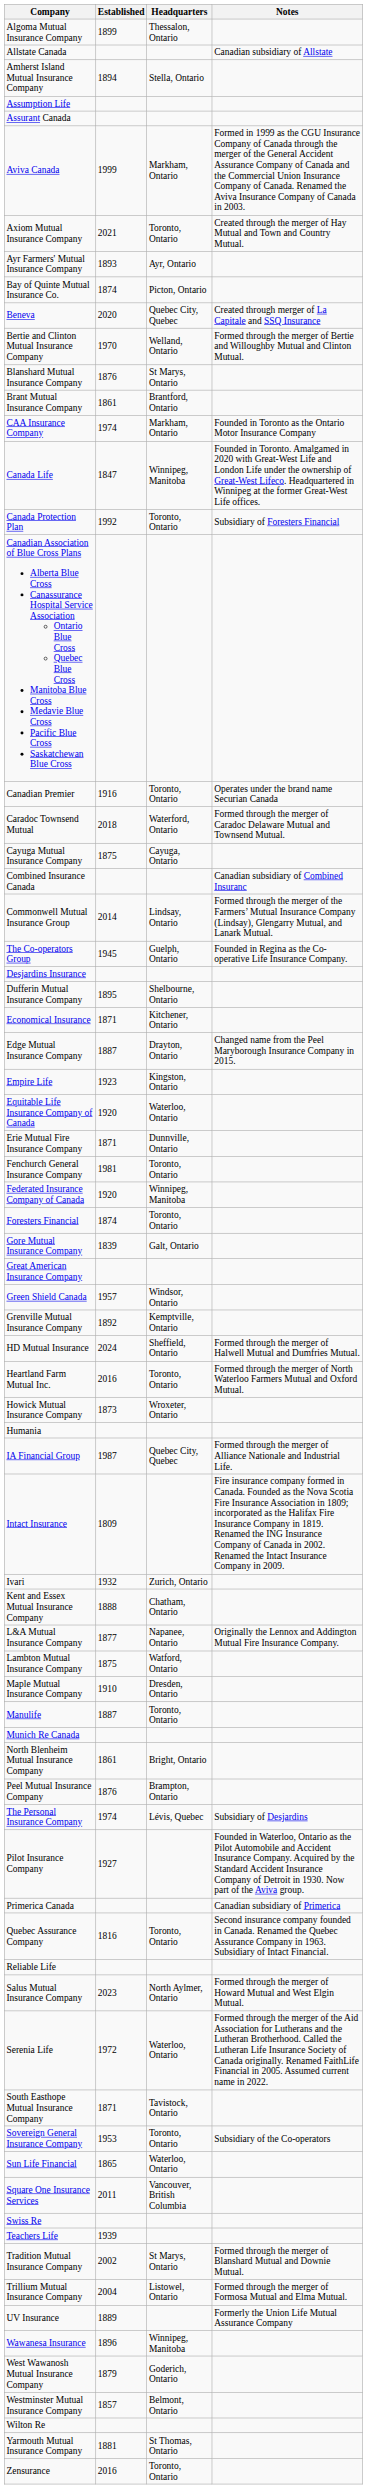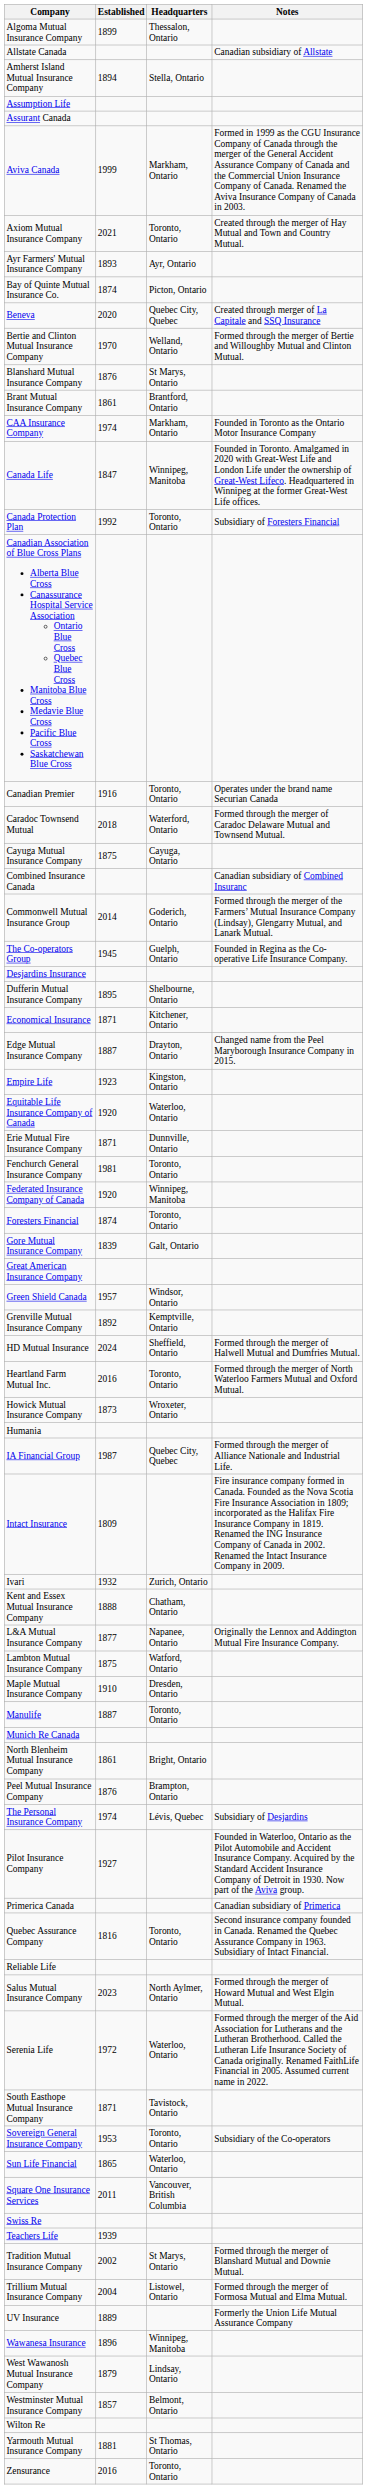(165, 917) Lindsay, Ontario -> (168, 917) Goderich, Ontario
(168, 2374) Goderich, Ontario -> (165, 2374) Lindsay, Ontario
